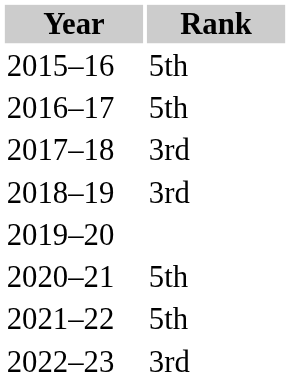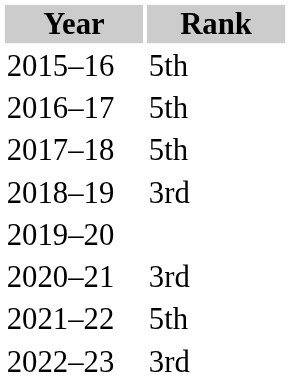(169, 150) 3rd -> (168, 150) 5th
(168, 277) 5th -> (169, 277) 3rd
